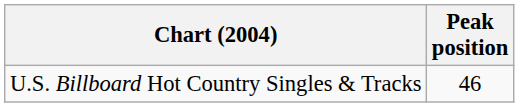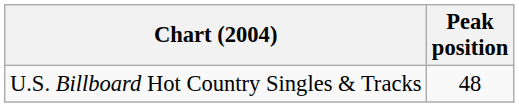(470, 83) 46 -> (470, 83) 48
